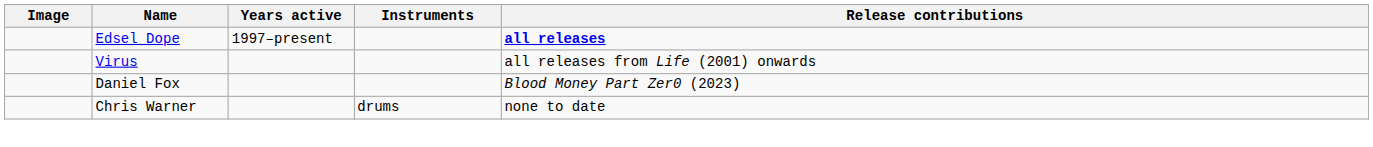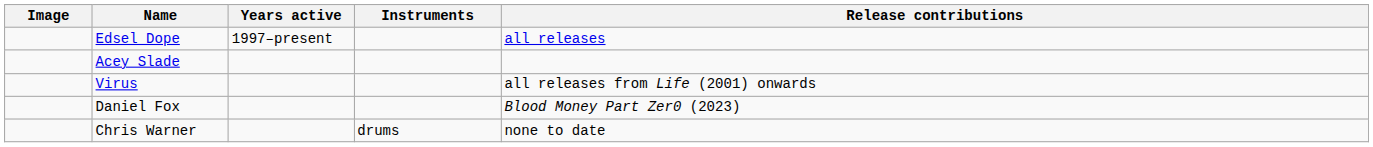(555, 39) bold -> (555, 39) normal
+ row: (138, 62)
